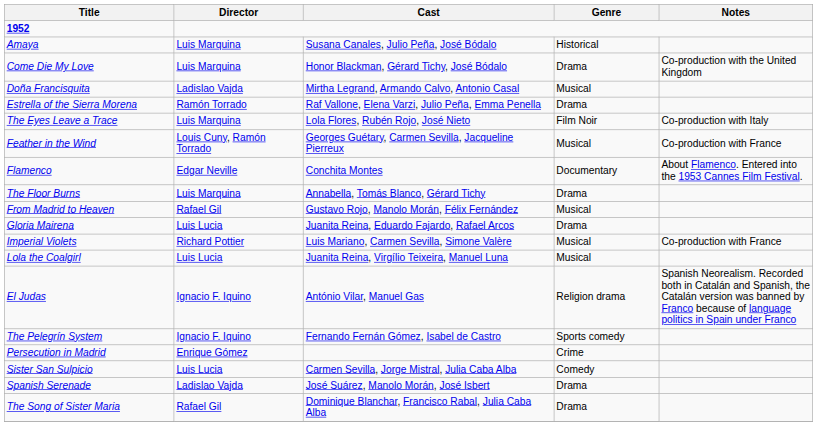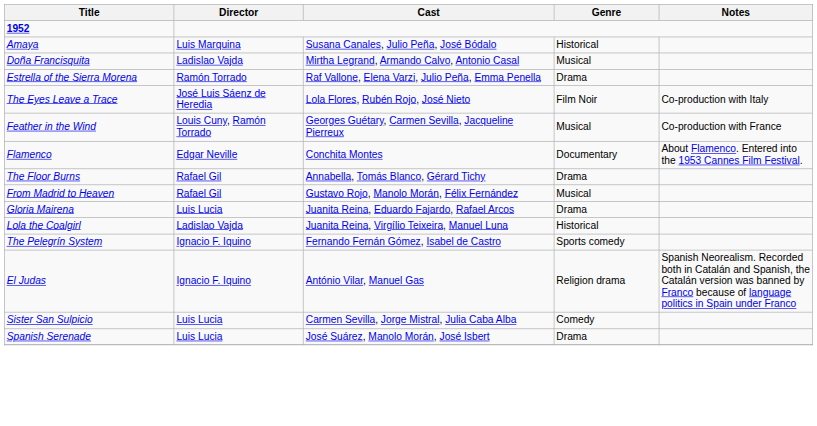- row: (50, 67)
(209, 121) Luis Marquina -> (221, 99) José Luis Sáenz de Heredia
(209, 193) Luis Marquina -> (199, 177) Rafael Gil
- row: (42, 242)
(199, 258) Luis Lucia -> (210, 225) Ladislao Vajda
(574, 258) Musical -> (577, 225) Historical
rows swapped: (26, 297) <-> (54, 336)
- row: (56, 353)
(210, 385) Ladislao Vajda -> (199, 336) Luis Lucia
- row: (63, 407)
